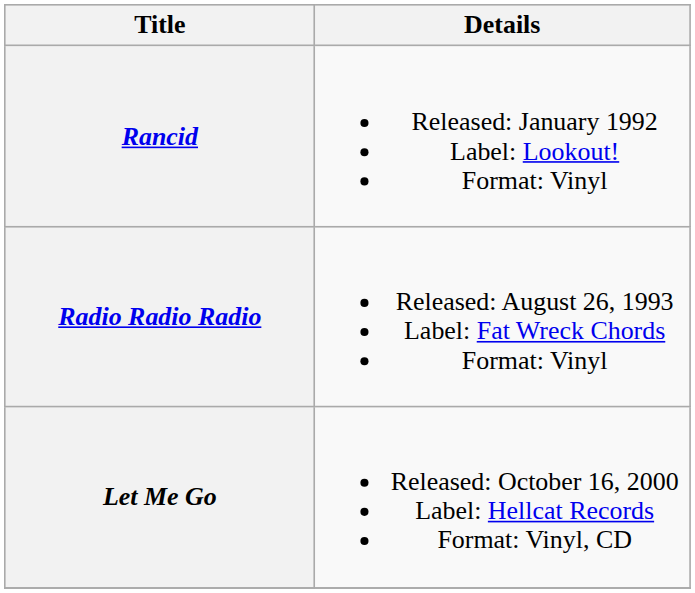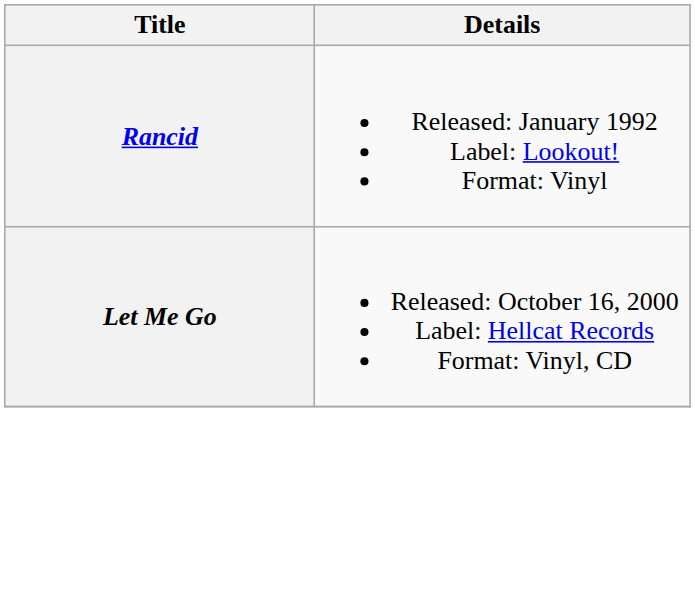- row: (160, 316)
